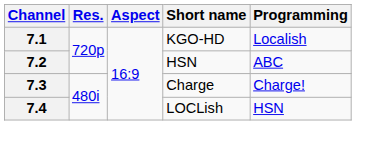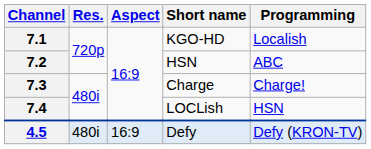+ row: (37, 132)
